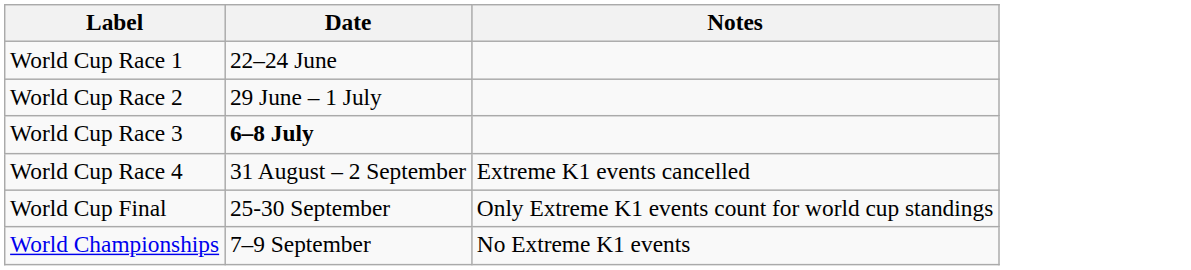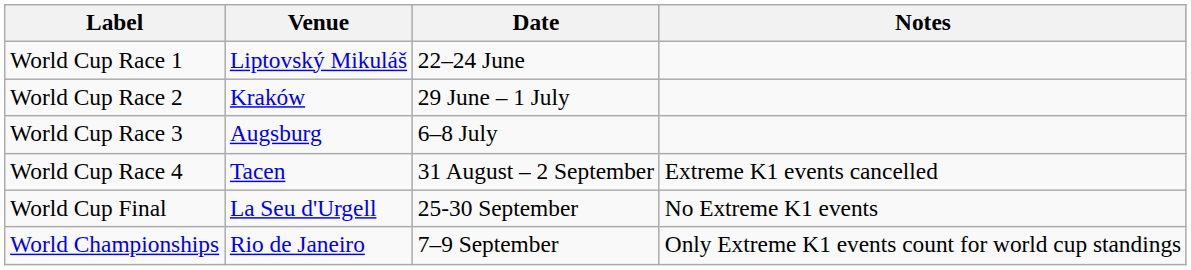+ column: (318, 23)
(272, 134) bold -> (458, 134) normal
(735, 208) Only Extreme K1 events count for world cup standings -> (771, 208) No Extreme K1 events
(584, 245) No Extreme K1 events -> (923, 245) Only Extreme K1 events count for world cup standings
